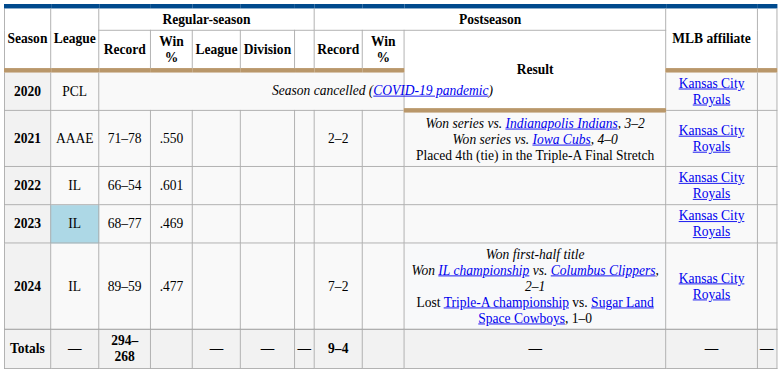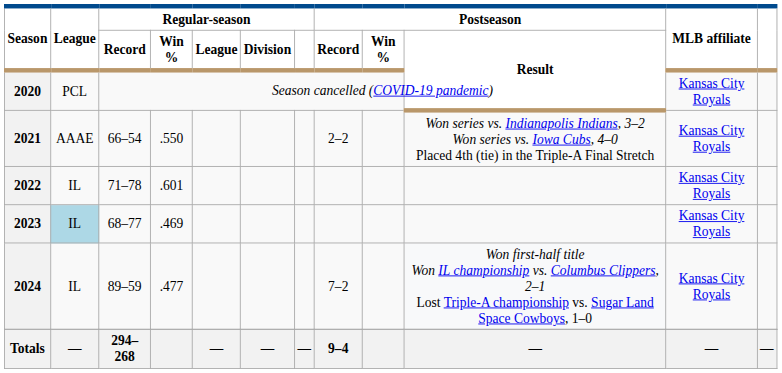(125, 138) 71–78 -> (125, 138) 66–54
(125, 186) 66–54 -> (125, 186) 71–78
